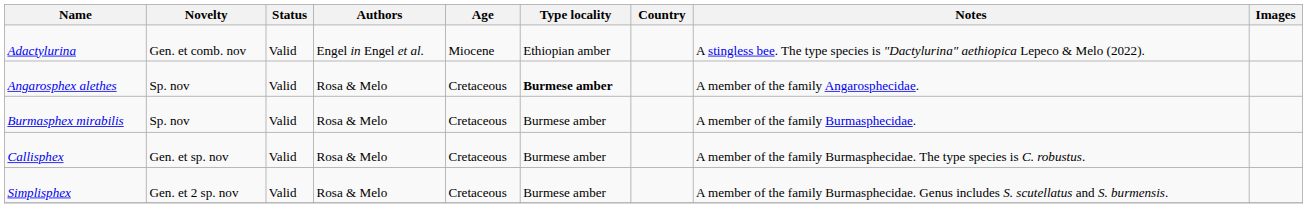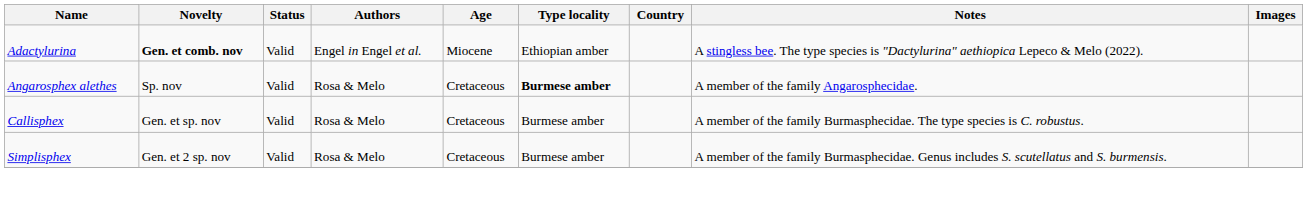(198, 50) normal -> (192, 50) bold
- row: (66, 121)
